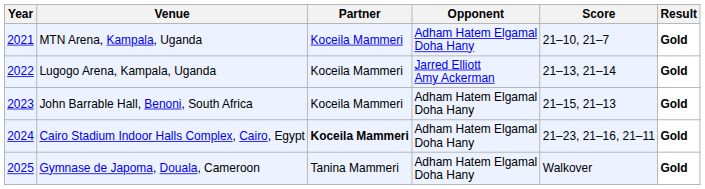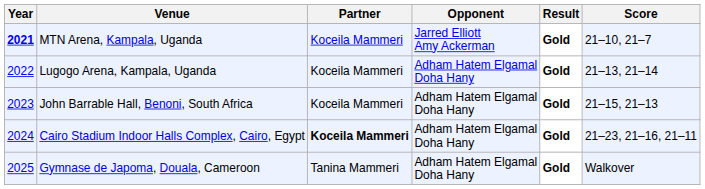columns swapped: (599, 14) <-> (679, 14)
(21, 40) normal -> (21, 40) bold
(476, 40) Adham Hatem Elgamal Doha Hany -> (455, 40) Jarred Elliott Amy Ackerman
(455, 72) Jarred Elliott Amy Ackerman -> (476, 72) Adham Hatem Elgamal Doha Hany
